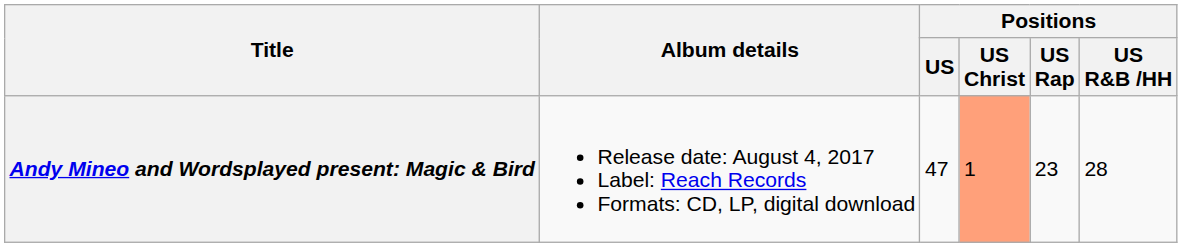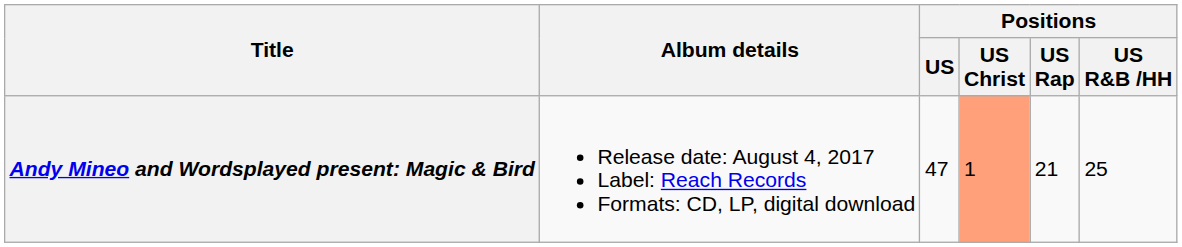(1046, 168) 23 -> (1046, 168) 21
(1096, 168) 28 -> (1096, 168) 25
